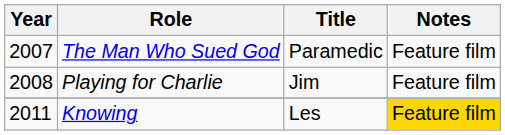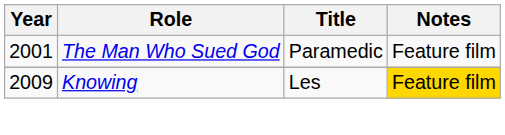(31, 51) 2007 -> (31, 51) 2001
- row: (142, 82)
(30, 113) 2011 -> (31, 82) 2009
